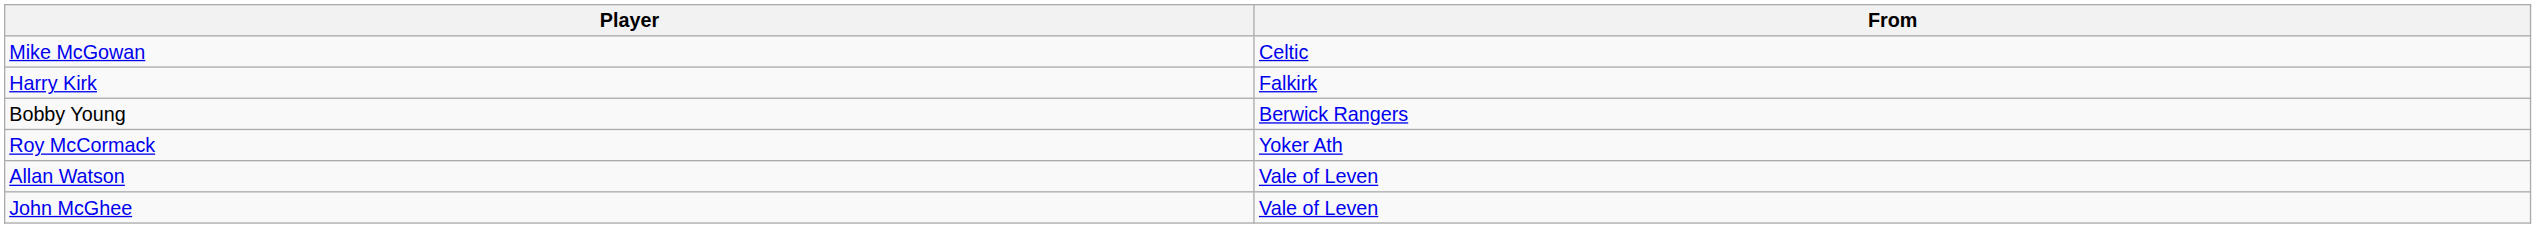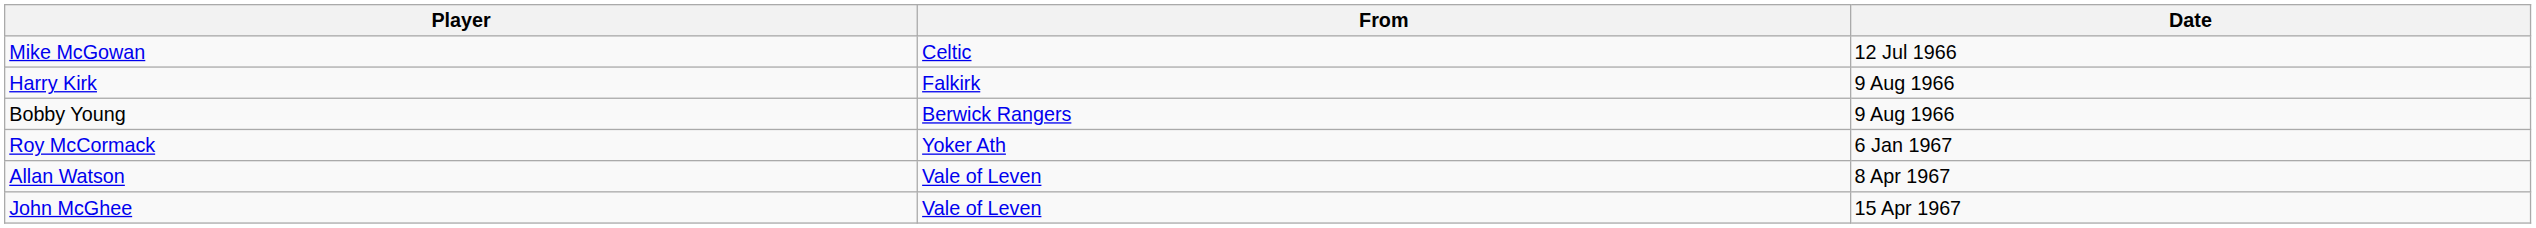+ column: (2190, 20)
